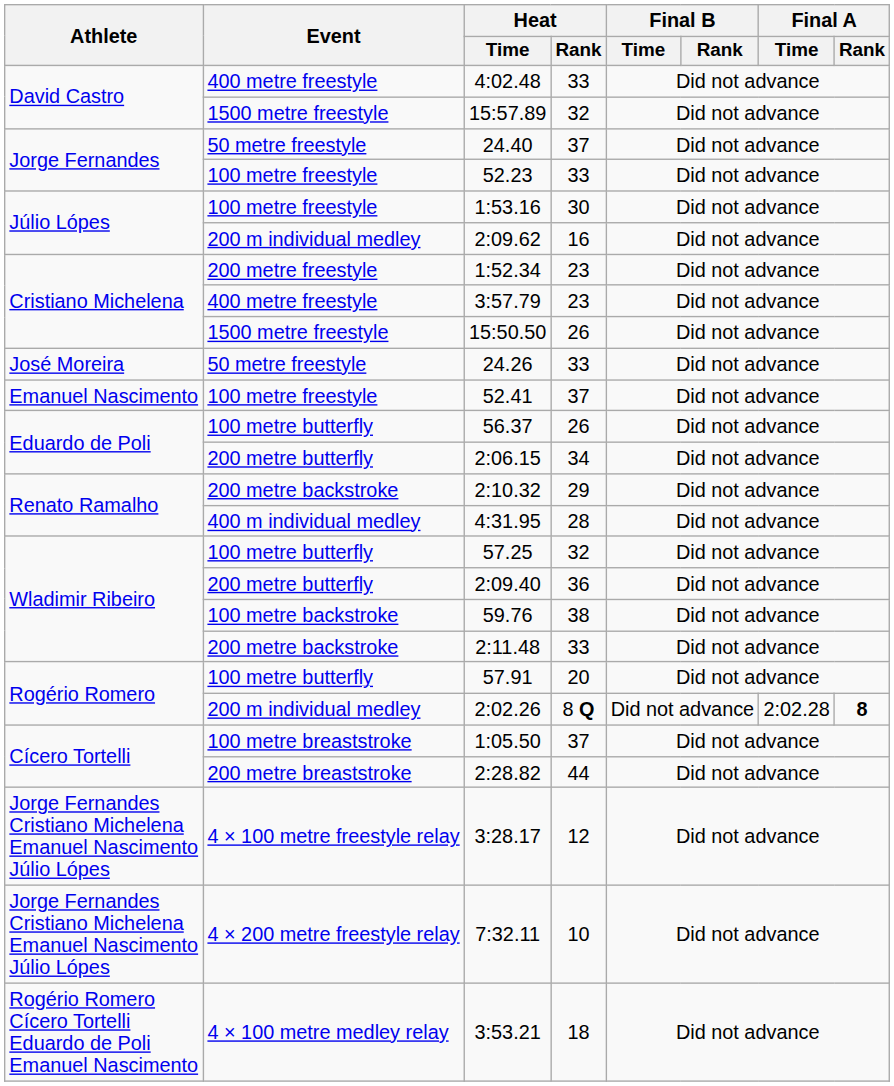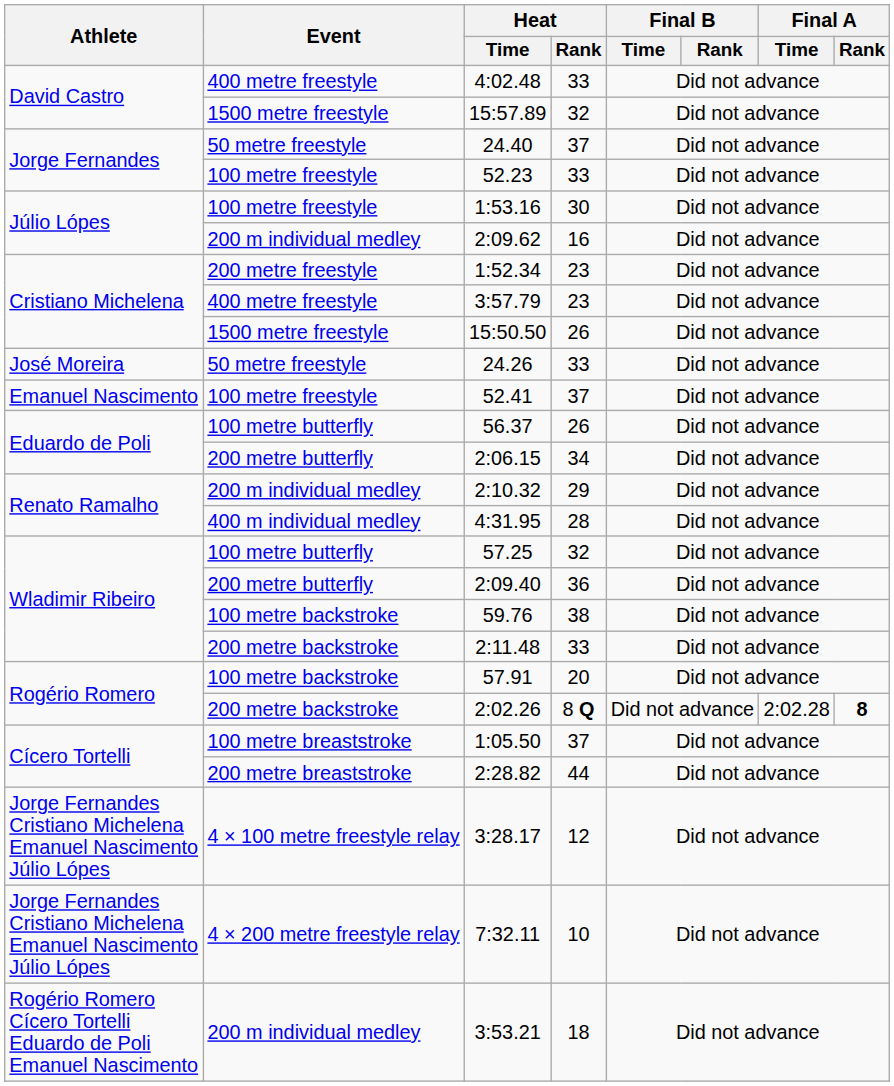(303, 490) 200 metre backstroke -> (314, 490) 200 m individual medley
(290, 678) 100 metre butterfly -> (303, 678) 100 metre backstroke
(314, 710) 200 m individual medley -> (303, 710) 200 metre backstroke
(328, 1032) 4 × 100 metre medley relay -> (314, 1032) 200 m individual medley
